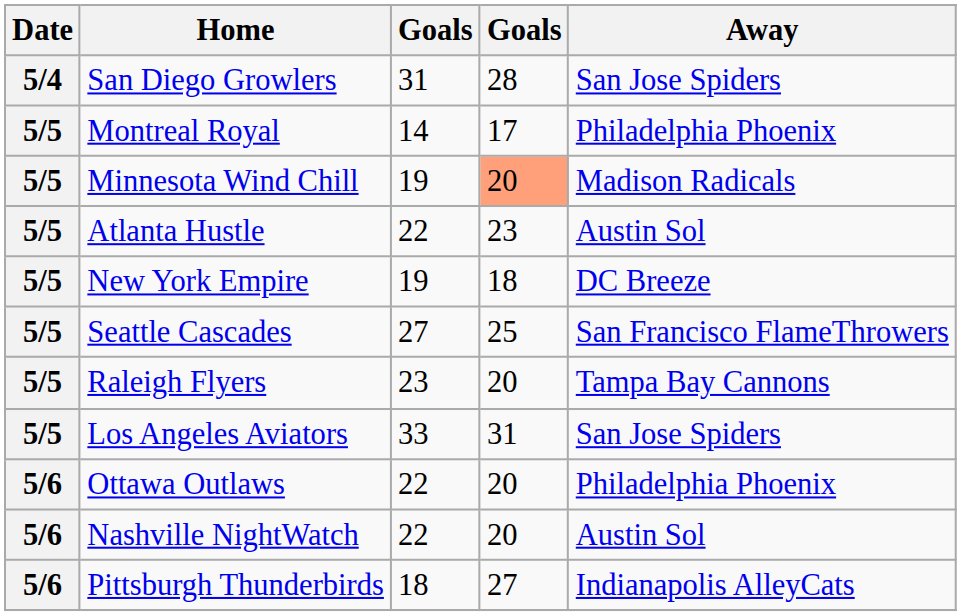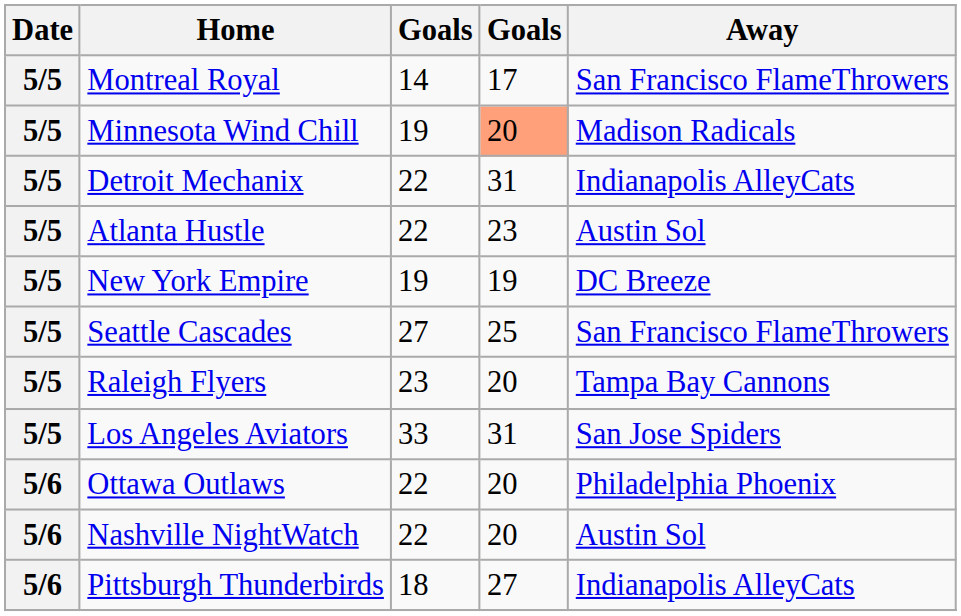- row: (212, 80)
(706, 130) Philadelphia Phoenix -> (762, 80) San Francisco FlameThrowers
+ row: (195, 181)
(502, 281) 18 -> (502, 281) 19
